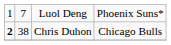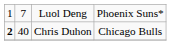(23, 31) 38 -> (23, 31) 40
